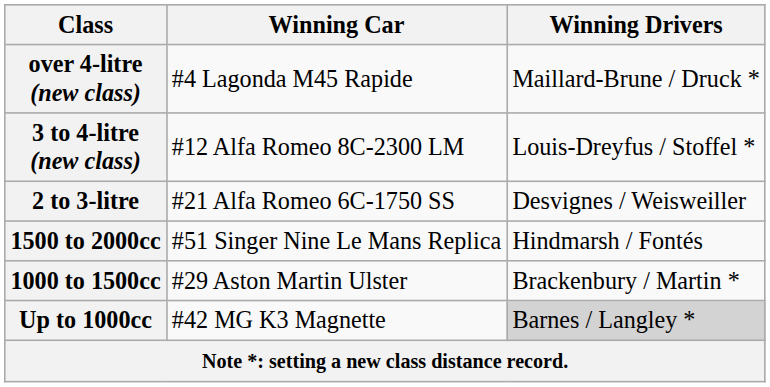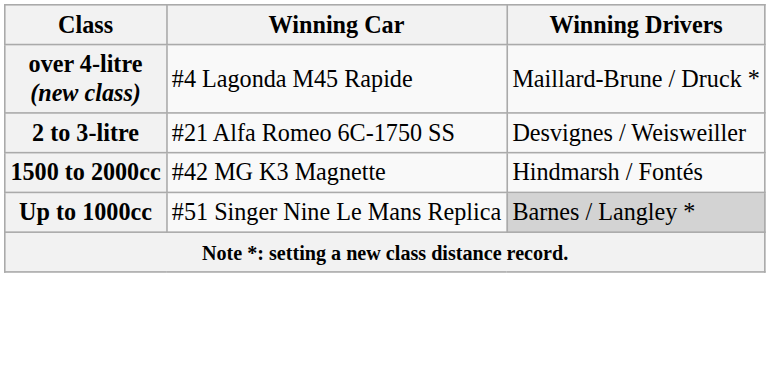- row: (86, 147)
(337, 241) #51 Singer Nine Le Mans Replica -> (279, 172) #42 MG K3 Magnette
- row: (86, 281)
(279, 320) #42 MG K3 Magnette -> (337, 212) #51 Singer Nine Le Mans Replica
